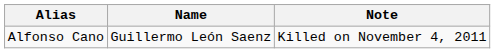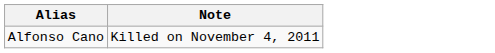- column: (191, 15)
